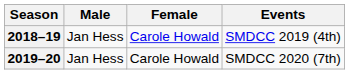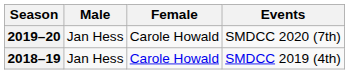rows swapped: (34, 36) <-> (34, 58)
